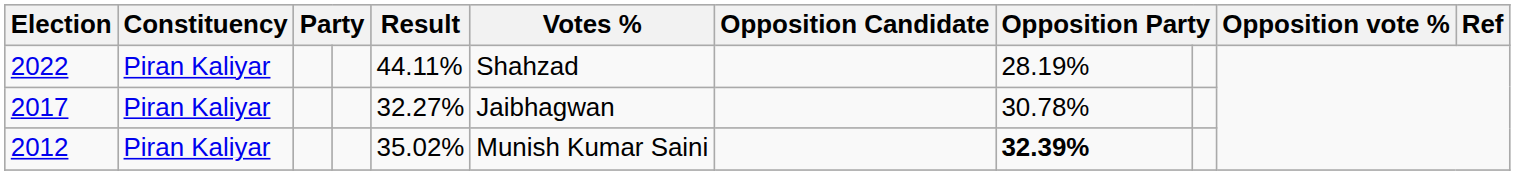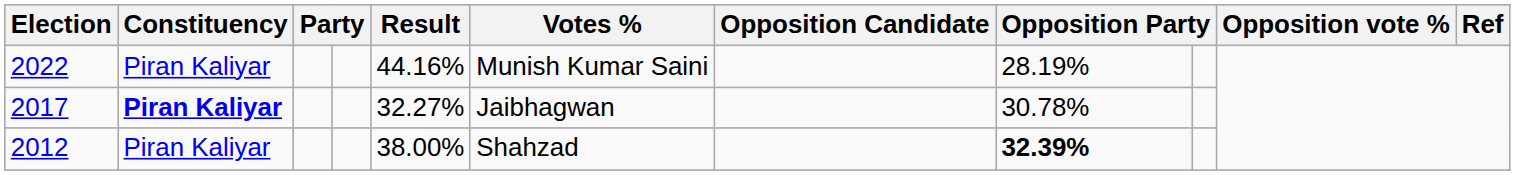(419, 66) 44.11% -> (420, 66) 44.16%
(528, 66) Shahzad -> (592, 66) Munish Kumar Saini
(197, 107) normal -> (203, 107) bold
(420, 148) 35.02% -> (420, 148) 38.00%
(592, 148) Munish Kumar Saini -> (528, 148) Shahzad
